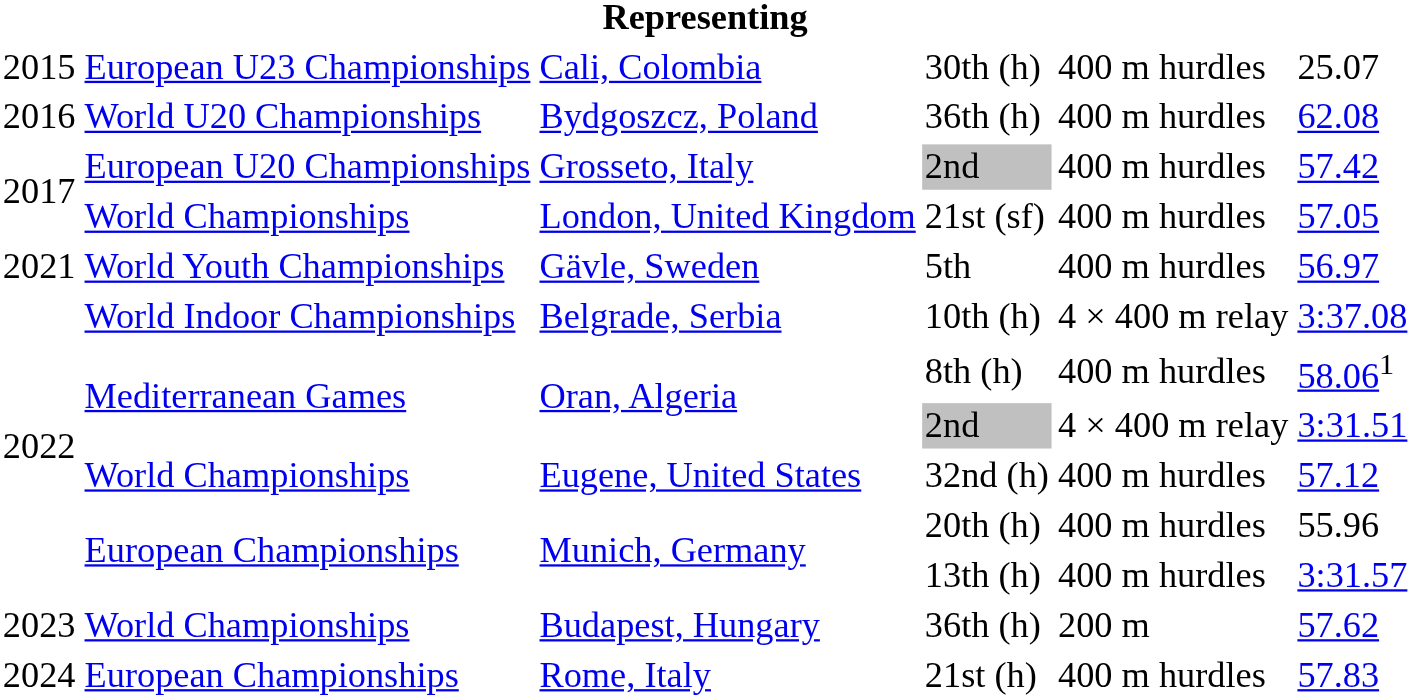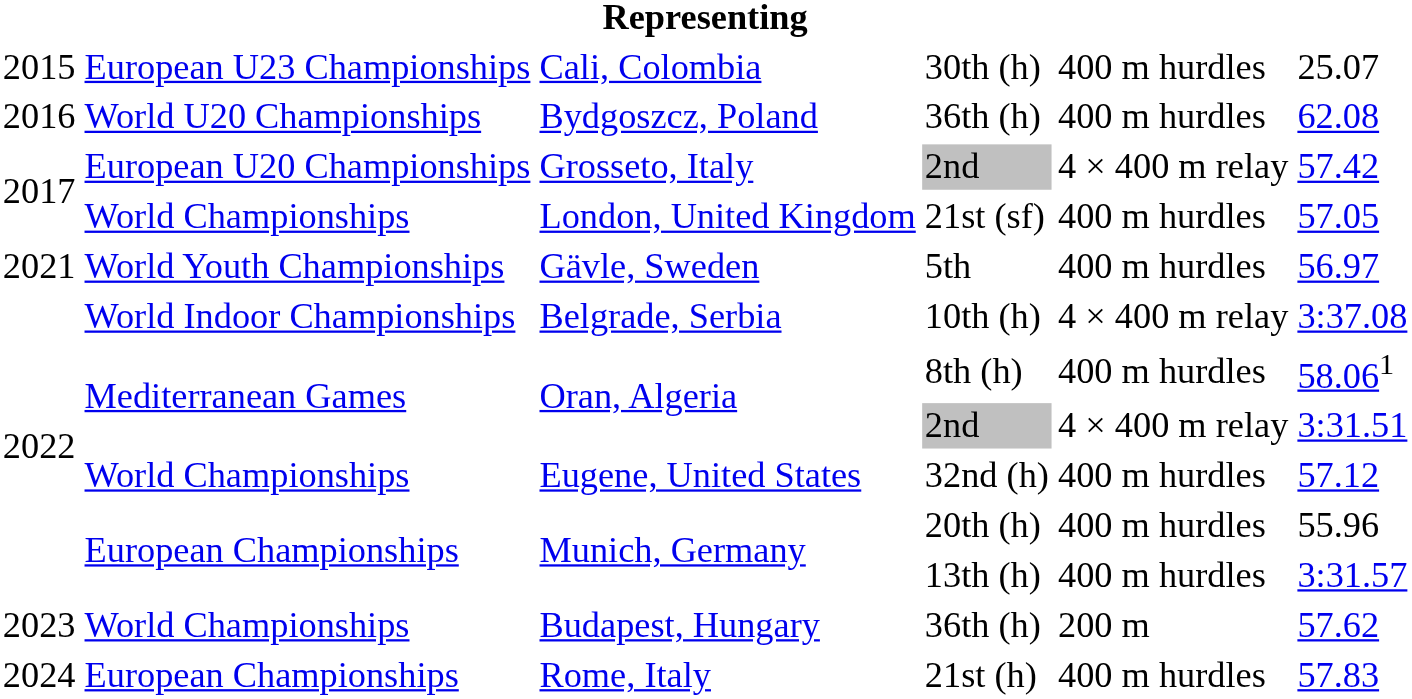(1162, 166) 400 m hurdles -> (1173, 166) 4 × 400 m relay
